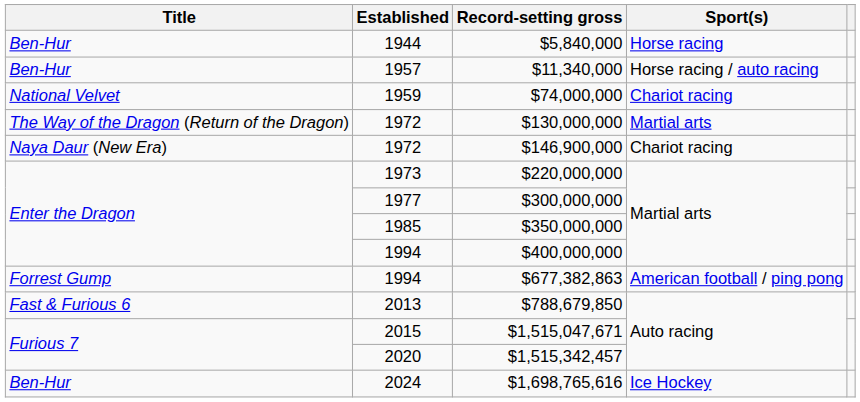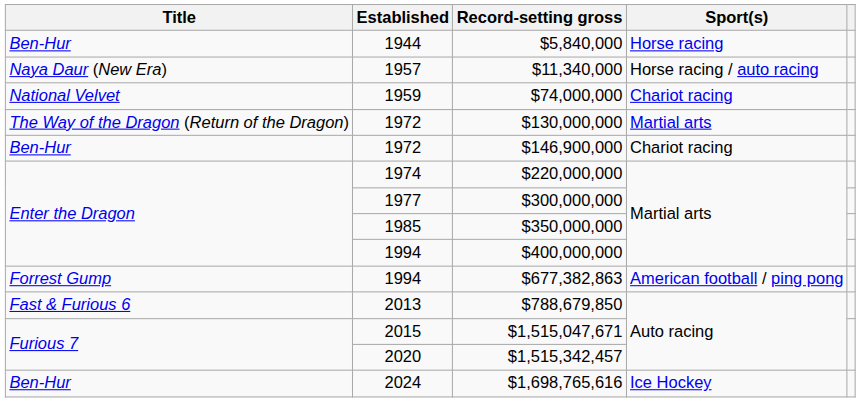(40, 69) Ben-Hur -> (88, 69) Naya Daur (New Era)
(88, 148) Naya Daur (New Era) -> (40, 148) Ben-Hur
(403, 174) 1973 -> (403, 174) 1974
